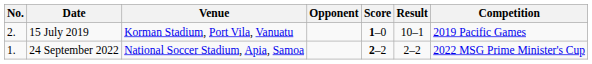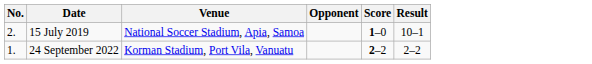- column: (509, 13)
(209, 31) Korman Stadium, Port Vila, Vanuatu -> (214, 31) National Soccer Stadium, Apia, Samoa
(214, 50) National Soccer Stadium, Apia, Samoa -> (209, 50) Korman Stadium, Port Vila, Vanuatu
